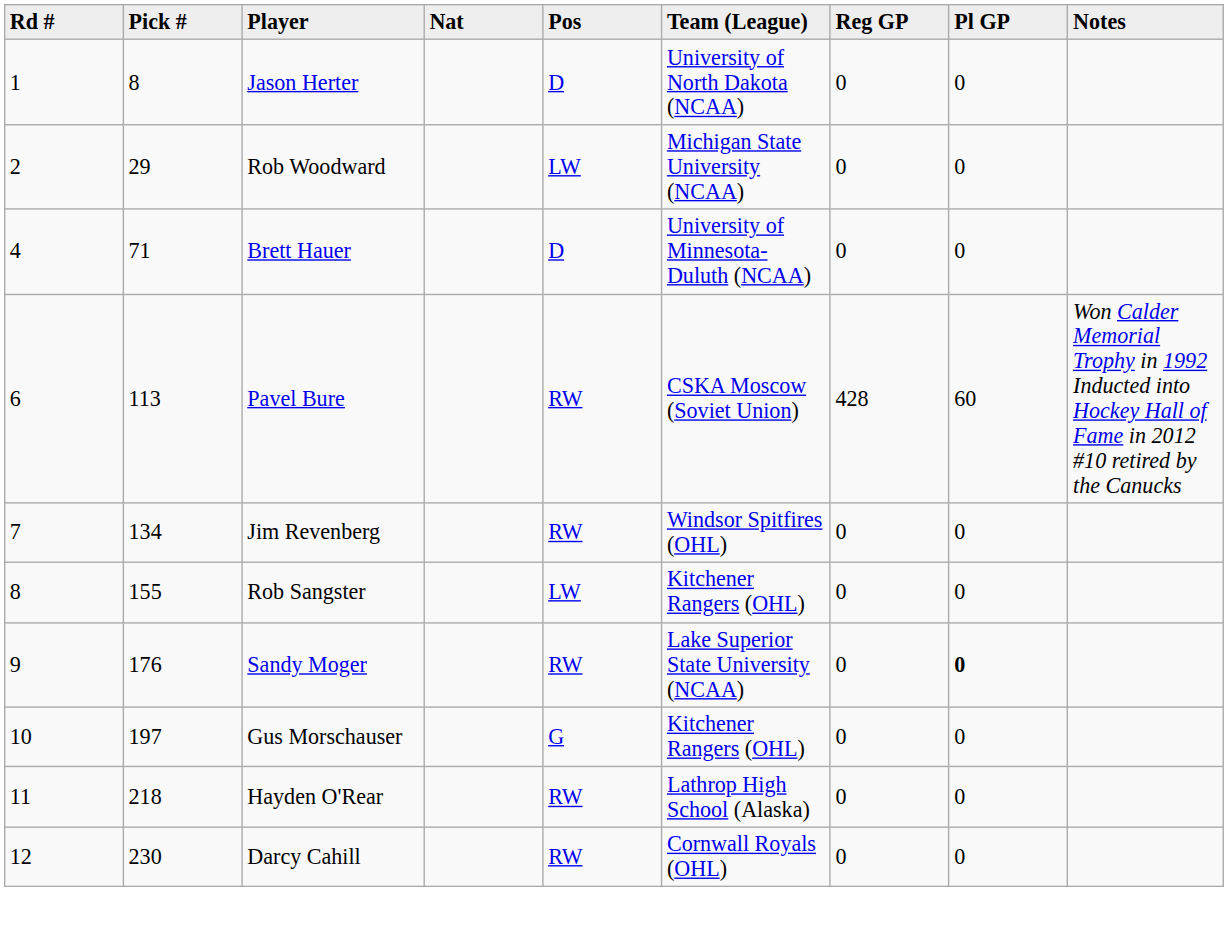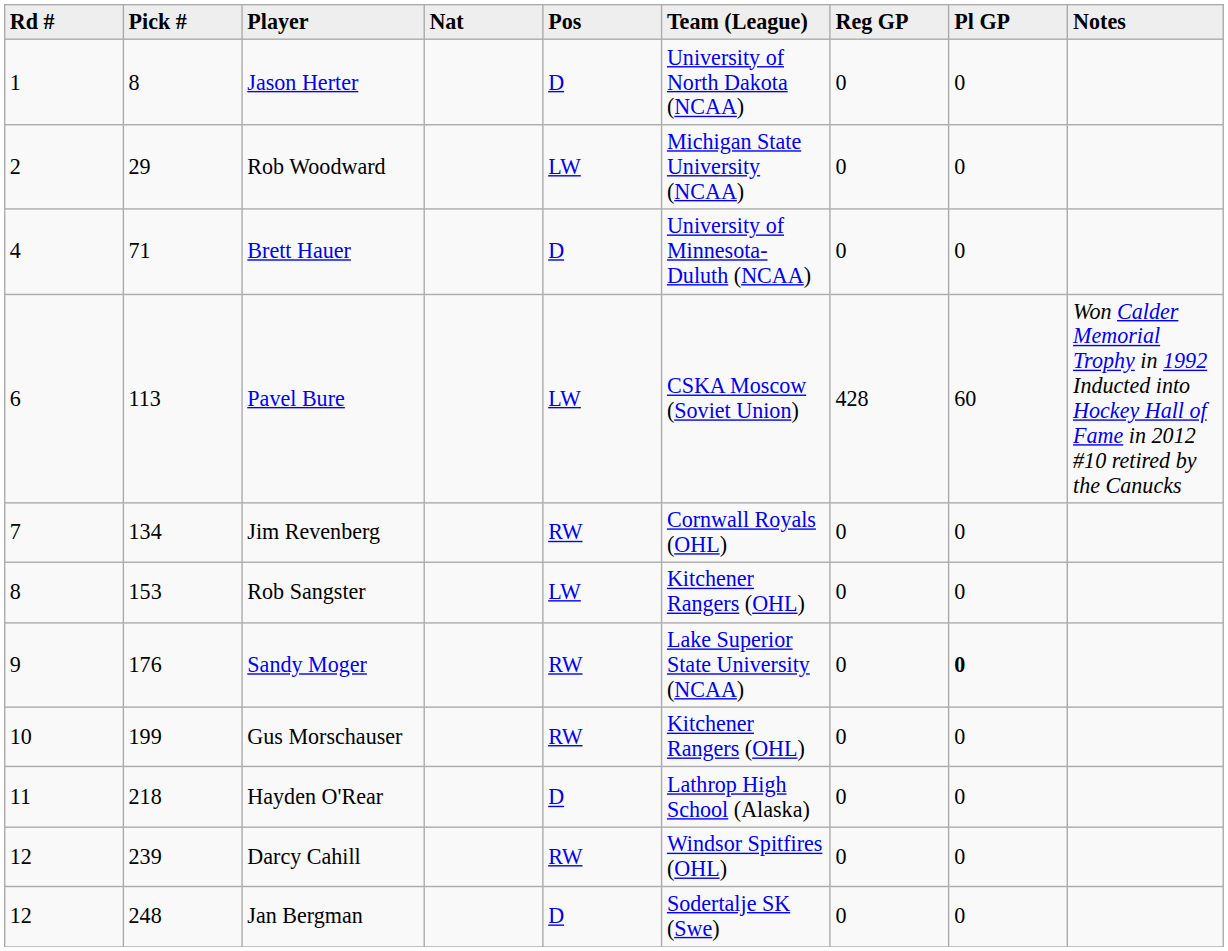(565, 398) RW -> (564, 398) LW
(745, 532) Windsor Spitfires (OHL) -> (741, 532) Cornwall Royals (OHL)
(145, 592) 155 -> (145, 592) 153
(145, 736) 197 -> (145, 736) 199
(556, 736) G -> (565, 736) RW
(565, 796) RW -> (556, 796) D
(145, 856) 230 -> (145, 856) 239
(741, 856) Cornwall Royals (OHL) -> (745, 856) Windsor Spitfires (OHL)
+ row: (305, 916)
